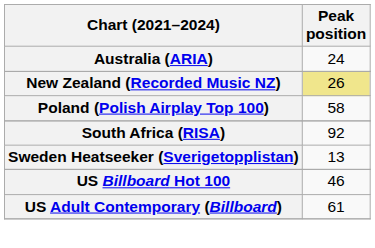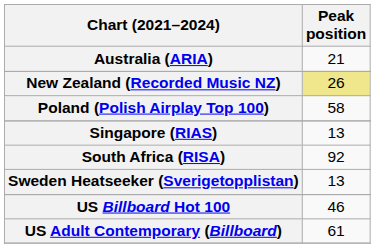(336, 58) 24 -> (336, 58) 21
+ row: (153, 132)
